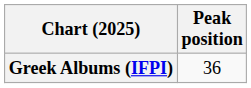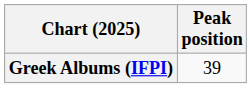(212, 67) 36 -> (212, 67) 39
